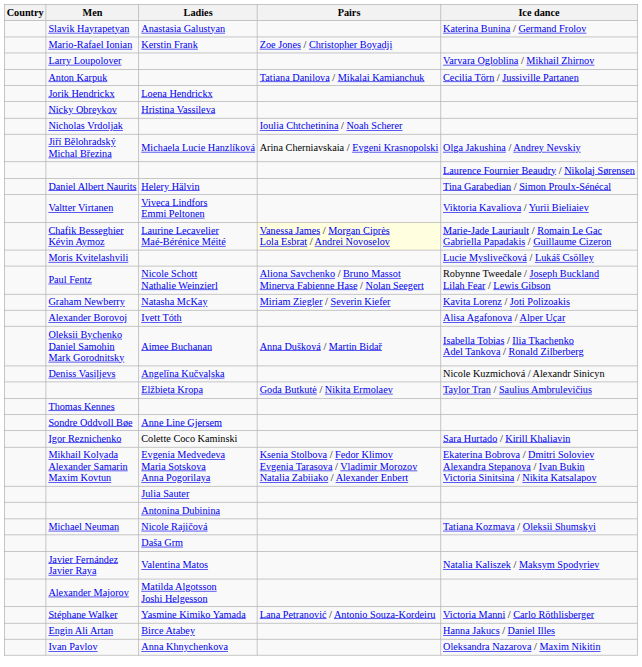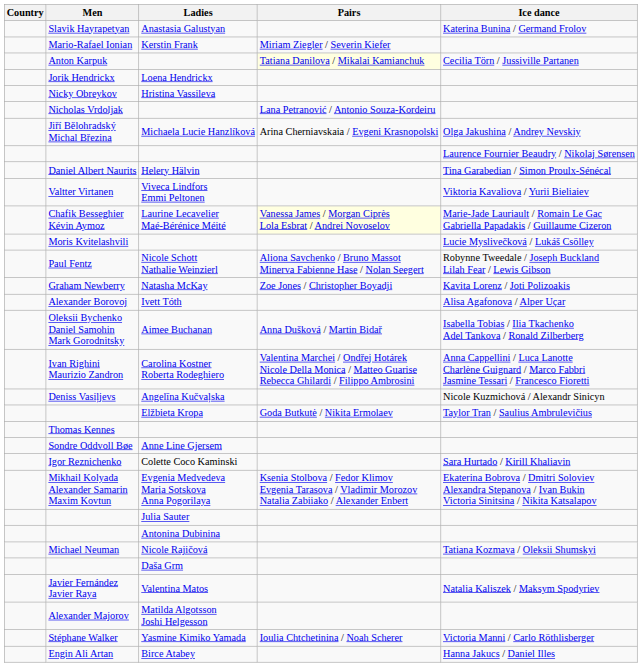(326, 45) Zoe Jones / Christopher Boyadji -> (325, 45) Miriam Ziegler / Severin Kiefer
- row: (85, 61)
(342, 77) no background -> (342, 61) lightyellow background
(331, 126) Ioulia Chtchetinina / Noah Scherer -> (348, 110) Lana Petranović / Antonio Souza-Kordeiru
(325, 302) Miriam Ziegler / Severin Kiefer -> (326, 286) Zoe Jones / Christopher Boyadji
+ row: (86, 369)
(348, 615) Lana Petranović / Antonio Souza-Kordeiru -> (331, 638) Ioulia Chtchetinina / Noah Scherer
- row: (73, 647)
